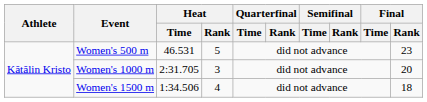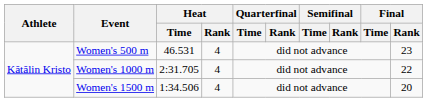(217, 51) 5 -> (217, 51) 4
(217, 69) 3 -> (217, 69) 4
(407, 69) 20 -> (407, 69) 22
(407, 88) 18 -> (407, 88) 20
